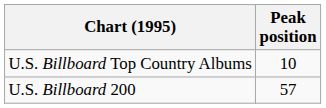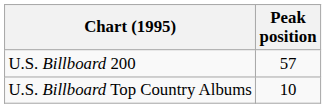rows swapped: (130, 63) <-> (72, 90)
